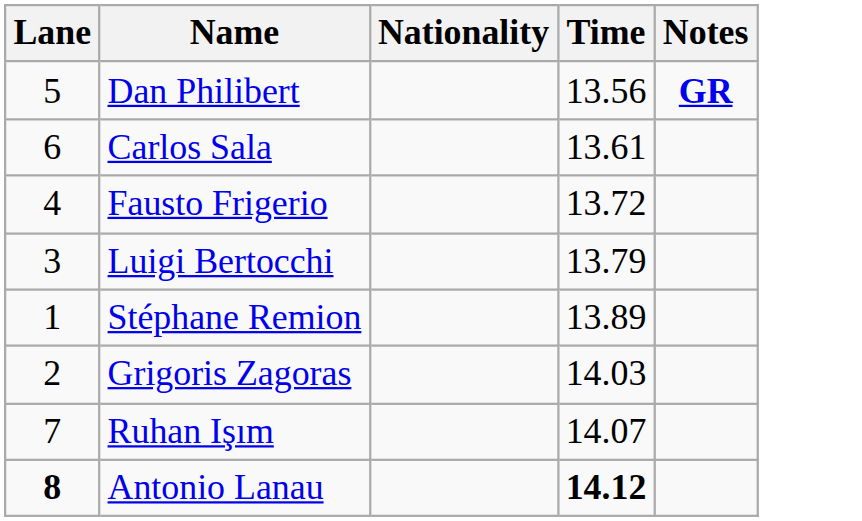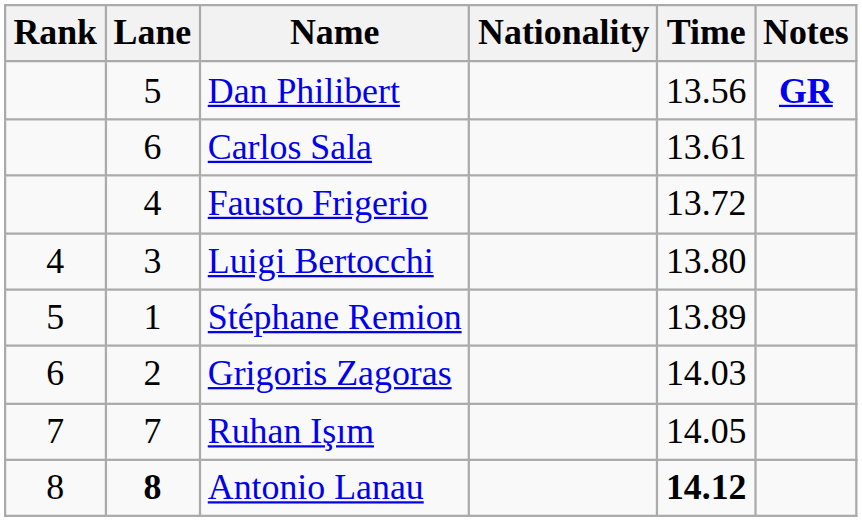+ column: (55, 32)
(606, 260) 13.79 -> (706, 260) 13.80
(606, 430) 14.07 -> (706, 430) 14.05
